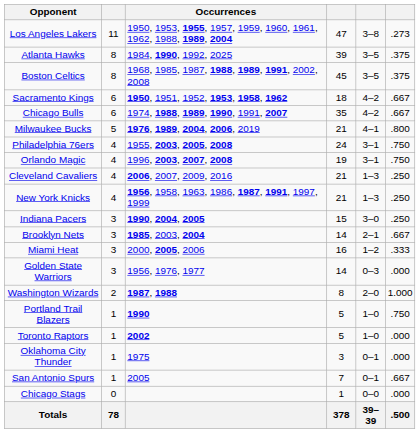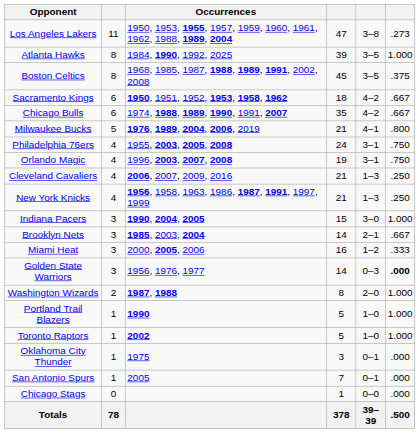(400, 54) .375 -> (400, 54) 1.000
(400, 218) .250 -> (400, 218) 1.000
(400, 271) normal -> (400, 271) bold
(400, 314) .750 -> (400, 314) 1.000
(400, 335) .000 -> (400, 335) 1.000
(400, 378) .667 -> (400, 378) .000
